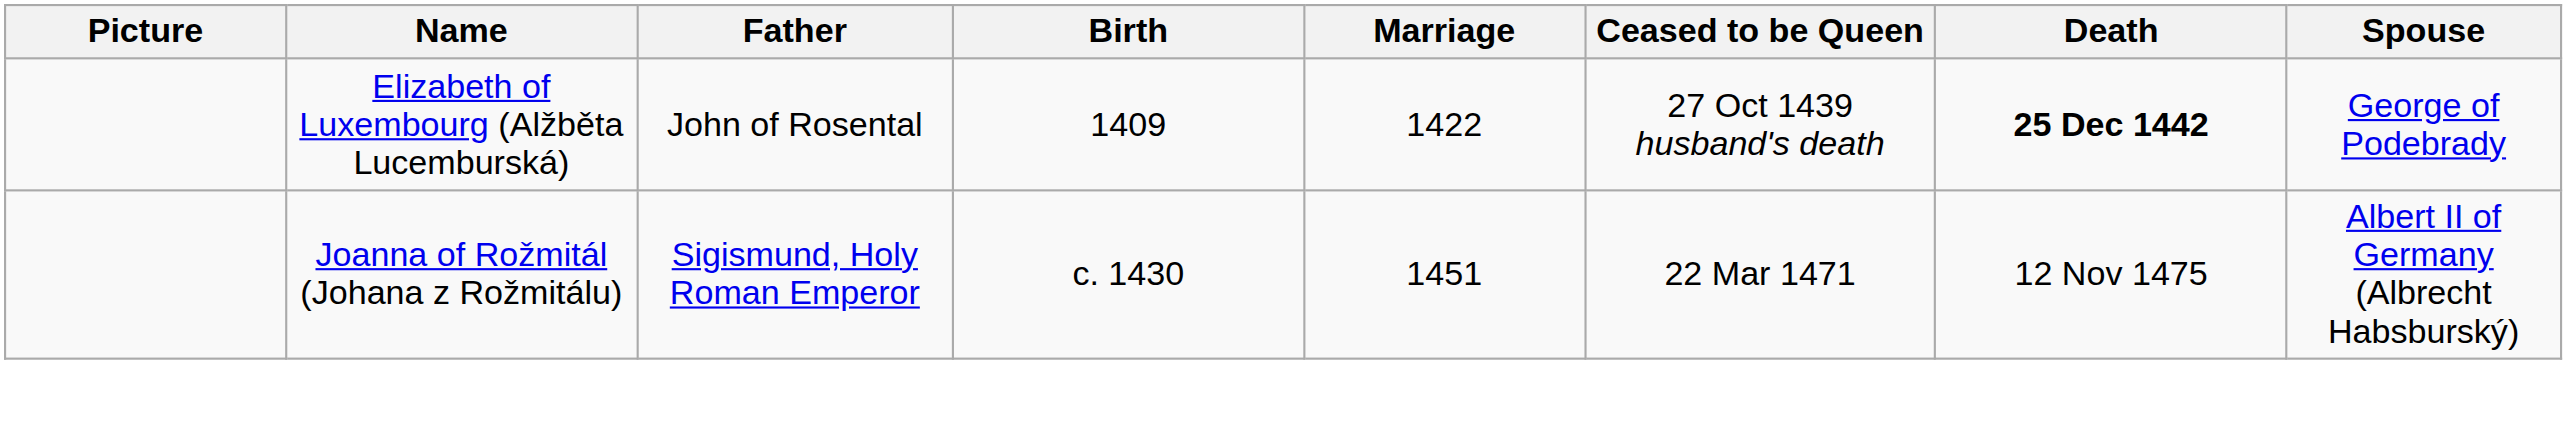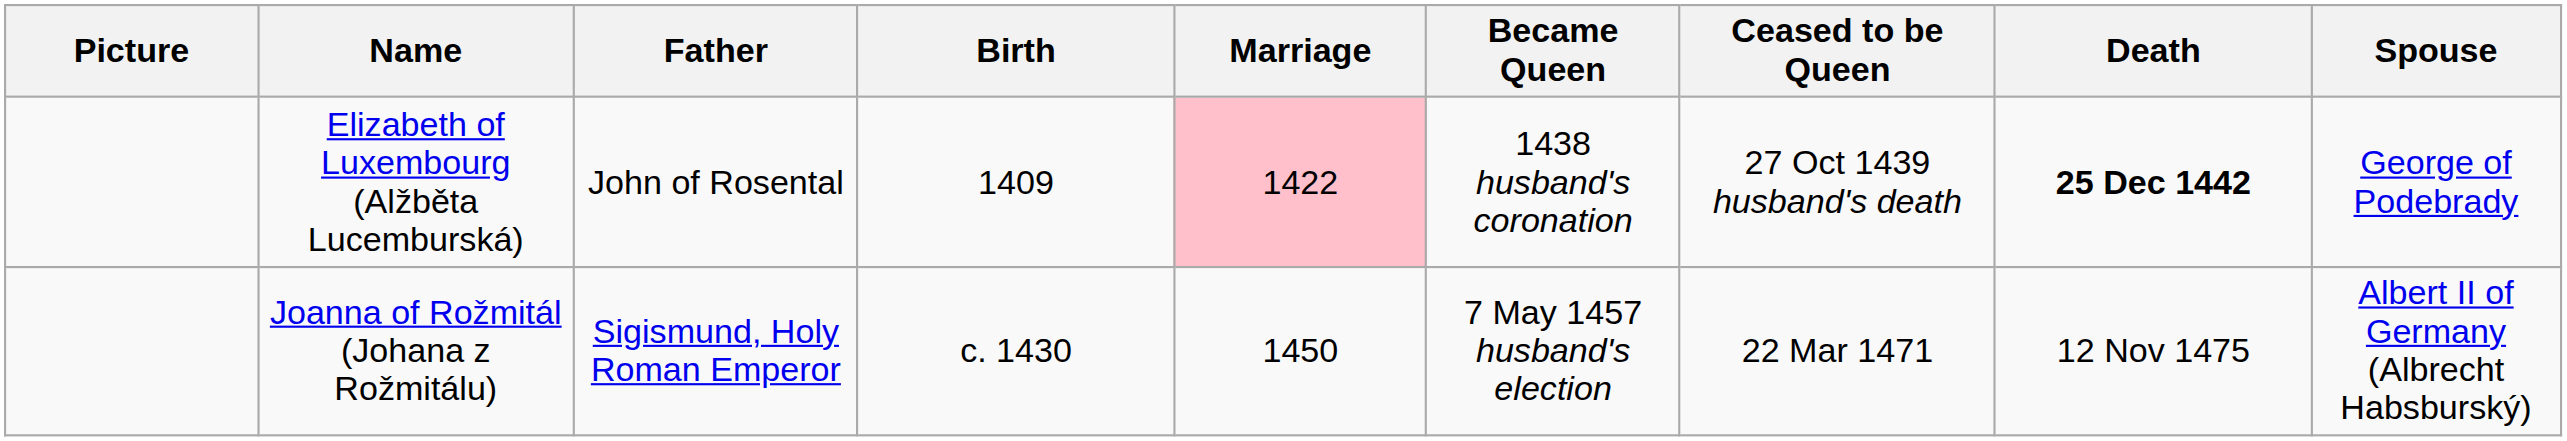+ column: (1553, 50)
(1444, 123) no background -> (1300, 181) pink background
(1444, 273) 1451 -> (1300, 350) 1450
